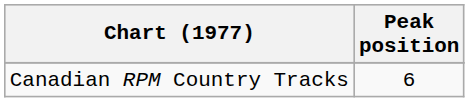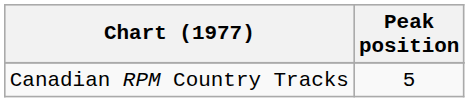(409, 80) 6 -> (409, 80) 5
